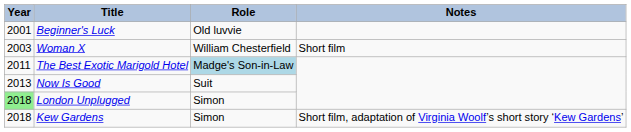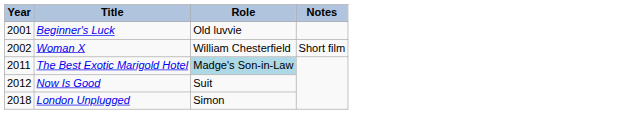(19, 48) 2003 -> (19, 48) 2002
(19, 83) 2013 -> (19, 83) 2012
(19, 100) lightgreen background -> (19, 100) no background
- row: (70, 118)
